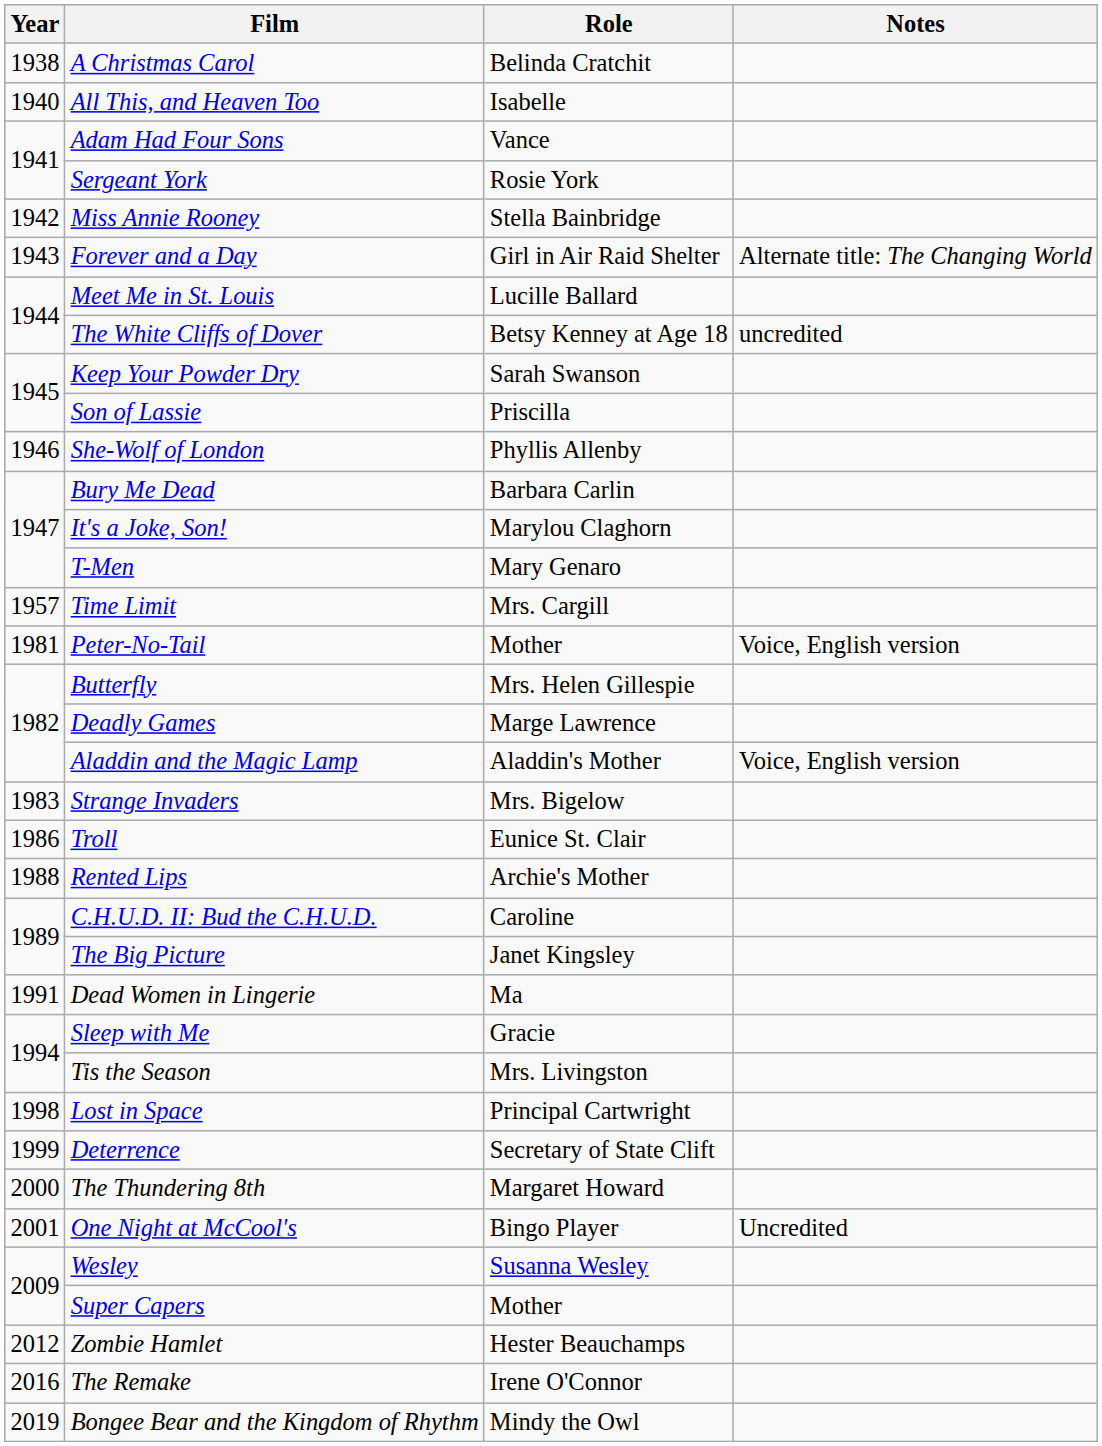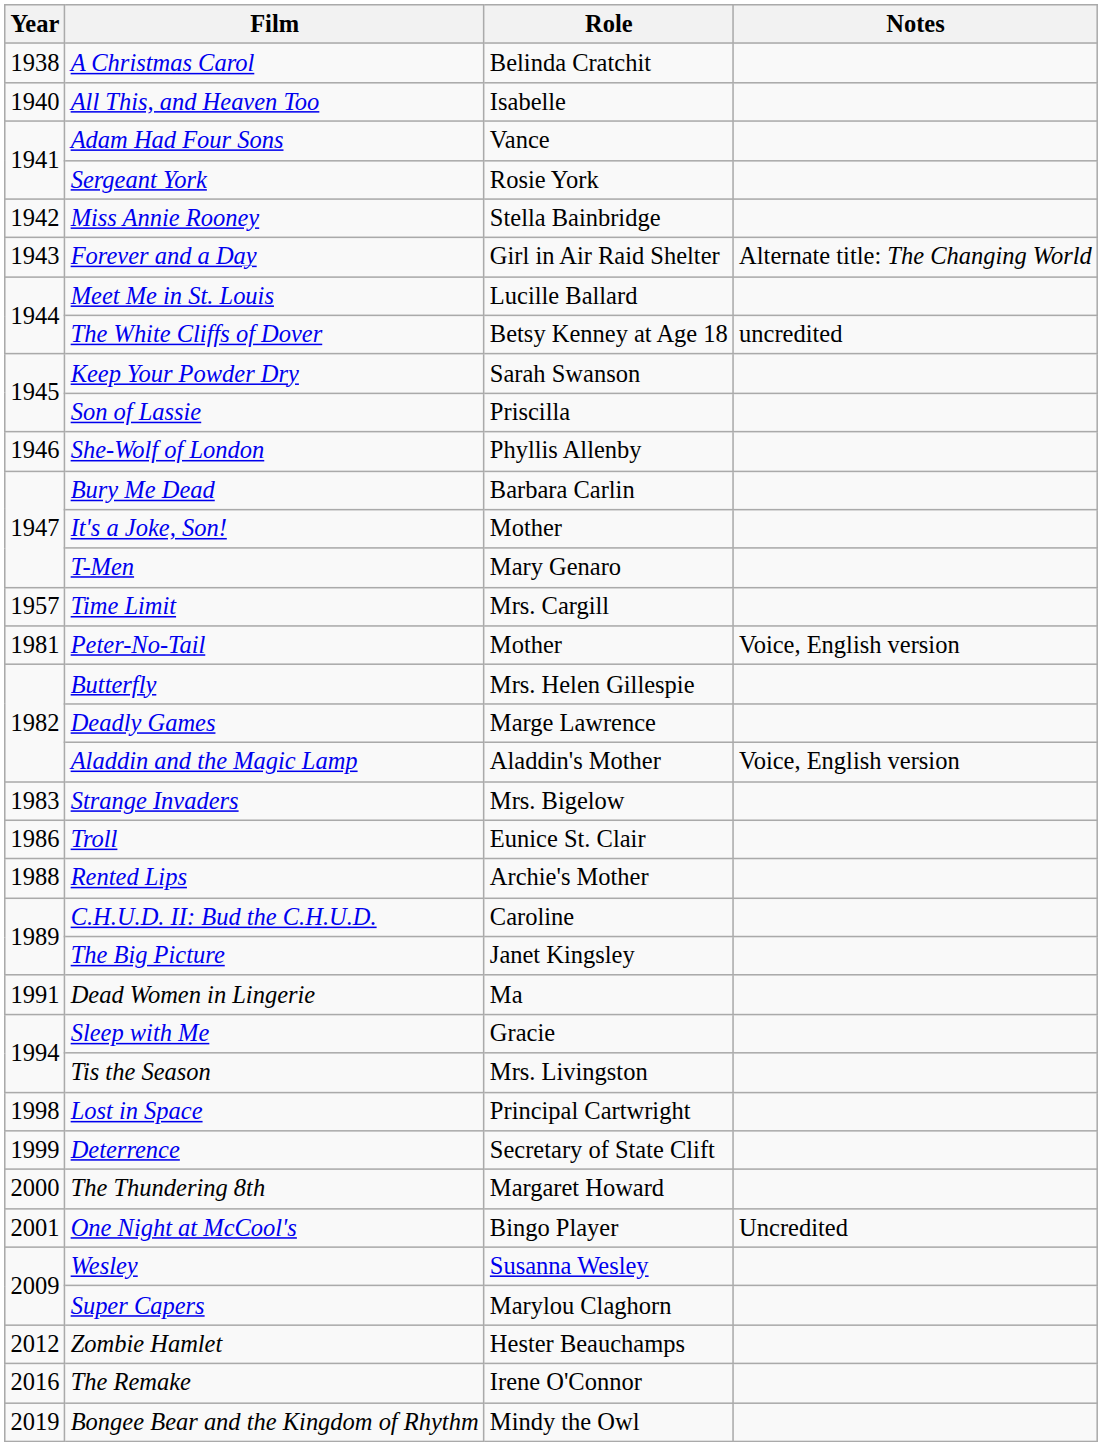(581, 528) Marylou Claghorn -> (526, 528) Mother
(526, 1305) Mother -> (581, 1305) Marylou Claghorn
